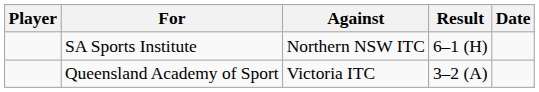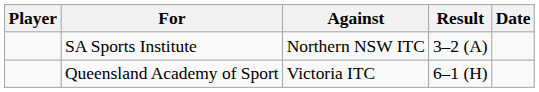(460, 45) 6–1 (H) -> (460, 45) 3–2 (A)
(460, 73) 3–2 (A) -> (460, 73) 6–1 (H)
